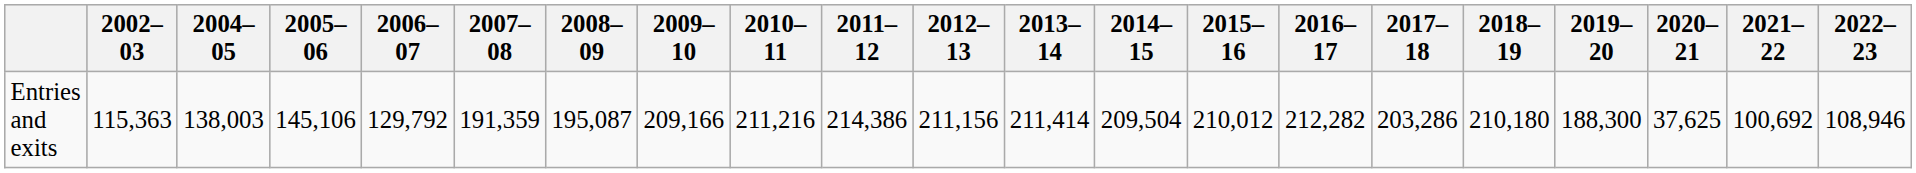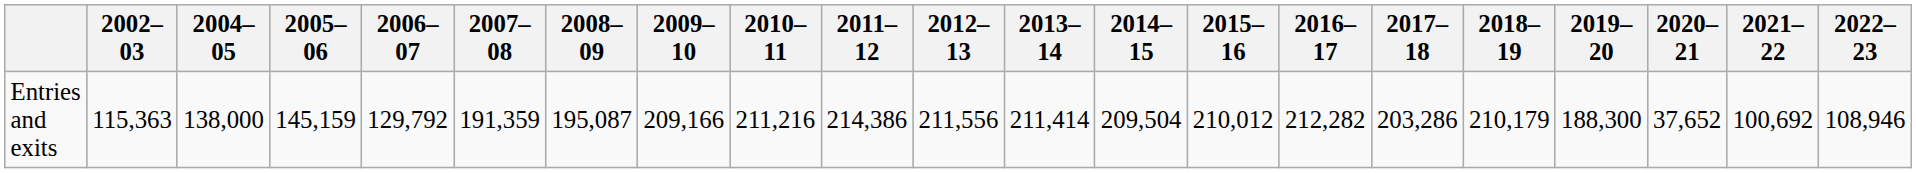(224, 119) 138,003 -> (224, 119) 138,000
(316, 119) 145,106 -> (316, 119) 145,159
(958, 119) 211,156 -> (958, 119) 211,556
(1509, 119) 210,180 -> (1509, 119) 210,179
(1687, 119) 37,625 -> (1687, 119) 37,652
